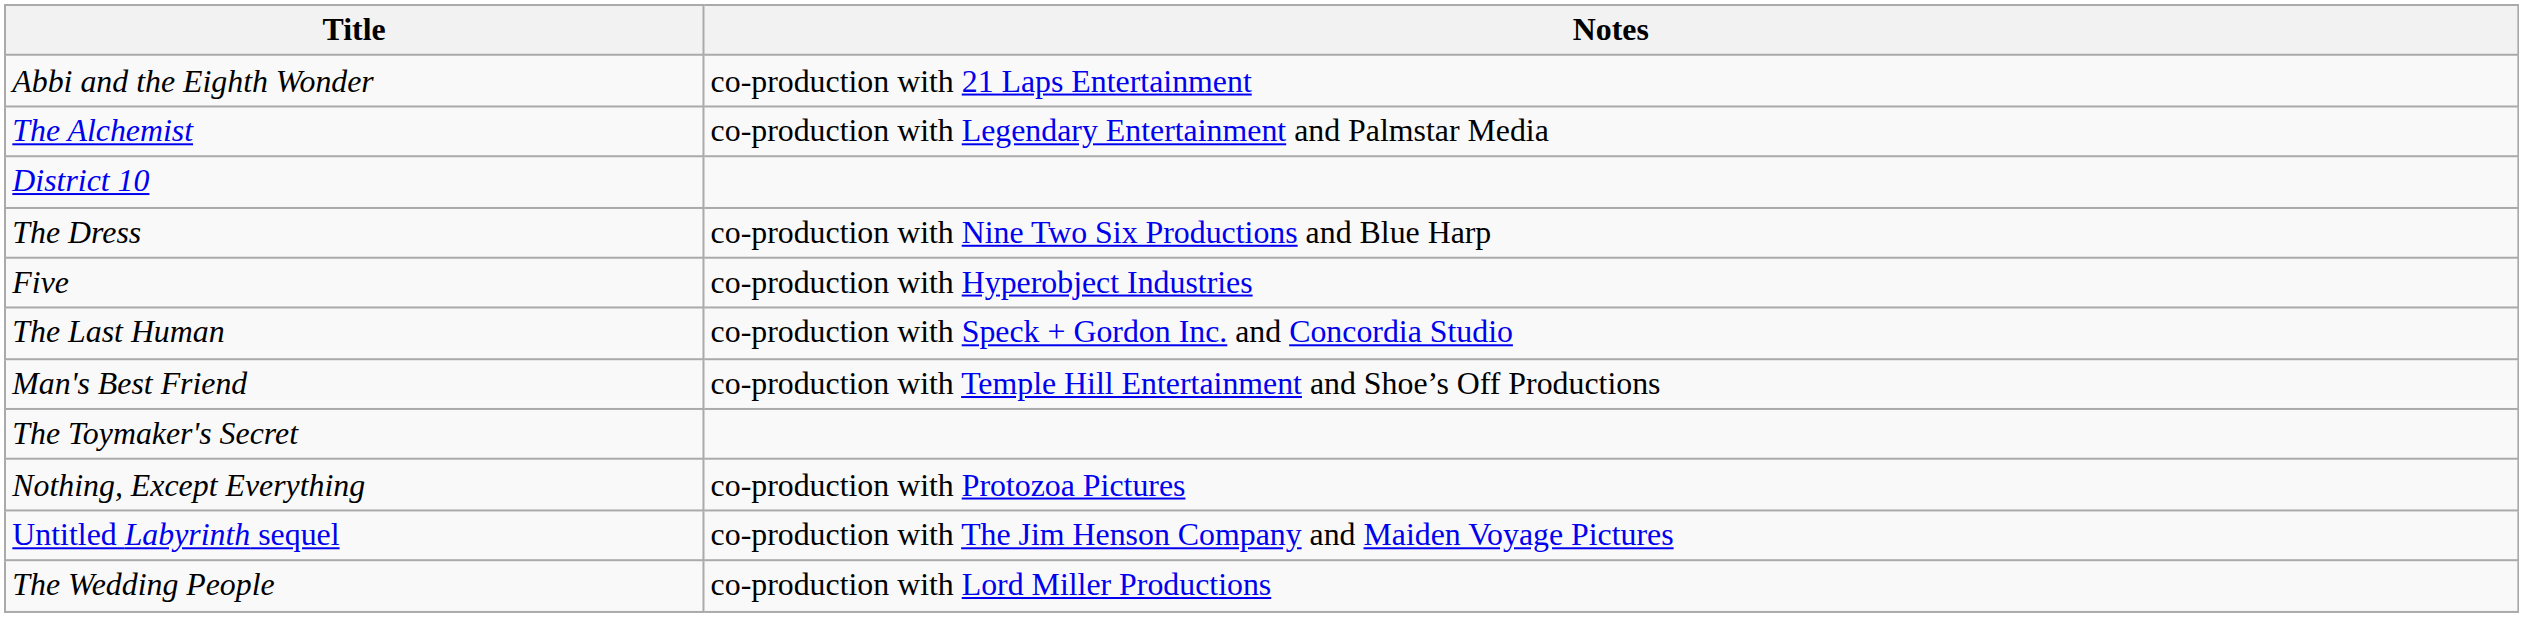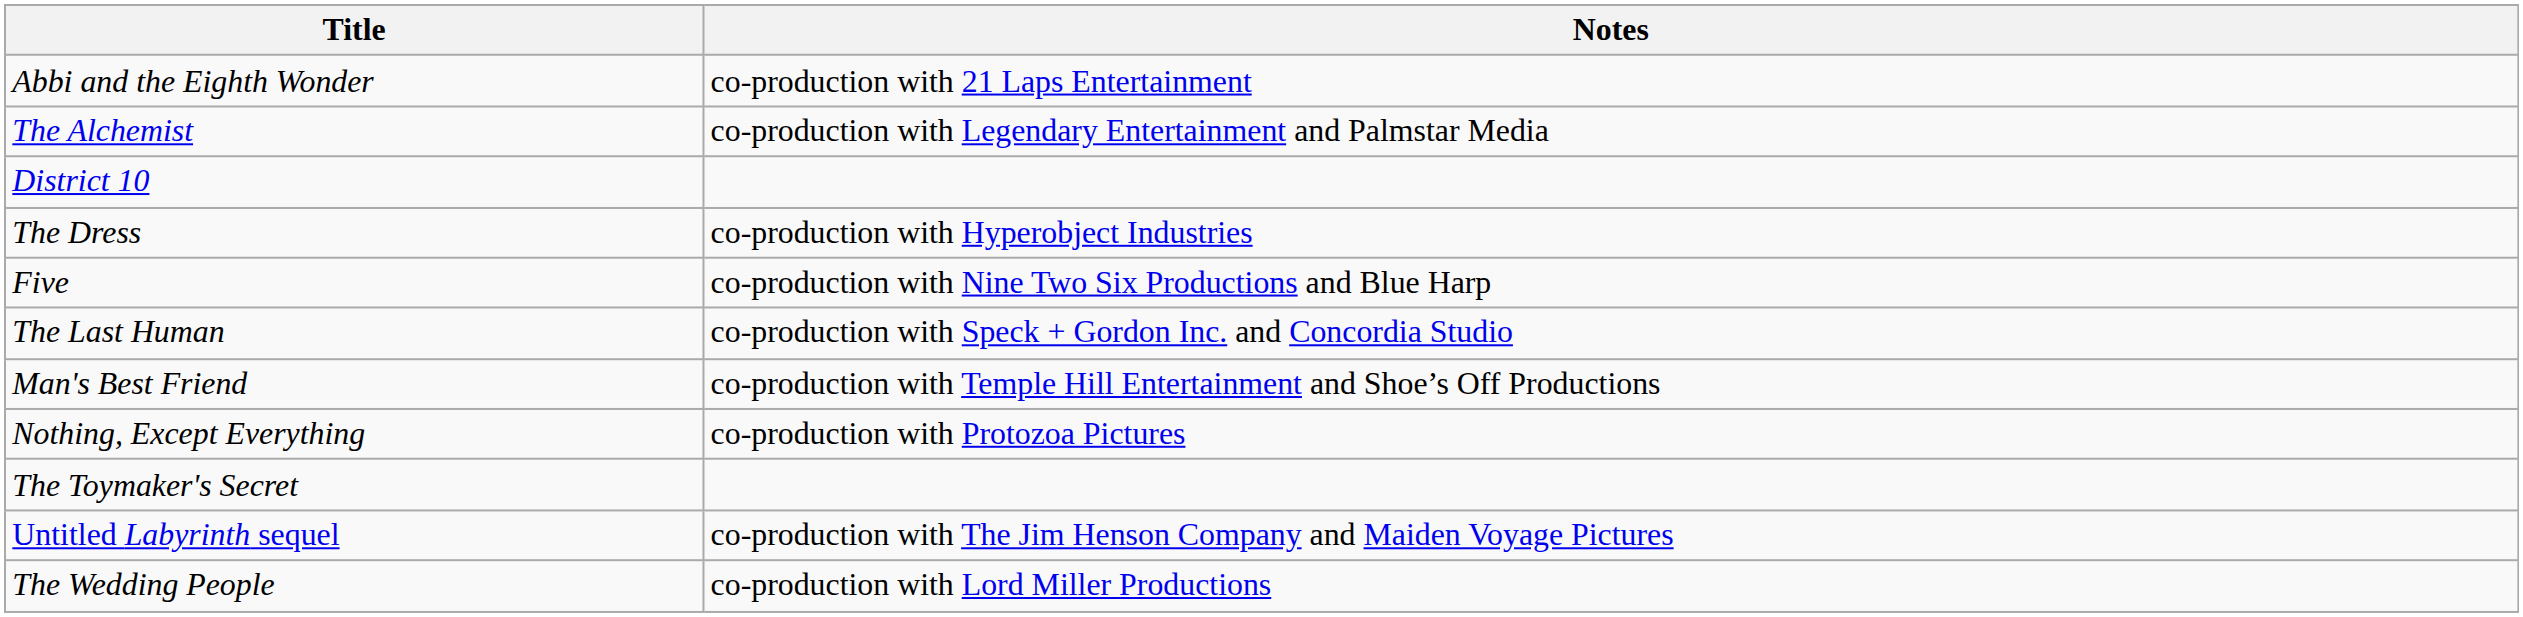(1101, 231) co-production with Nine Two Six Productions and Blue Harp -> (982, 231) co-production with Hyperobject Industries
(982, 282) co-production with Hyperobject Industries -> (1101, 282) co-production with Nine Two Six Productions and Blue Harp
rows swapped: (189, 484) <-> (155, 433)
